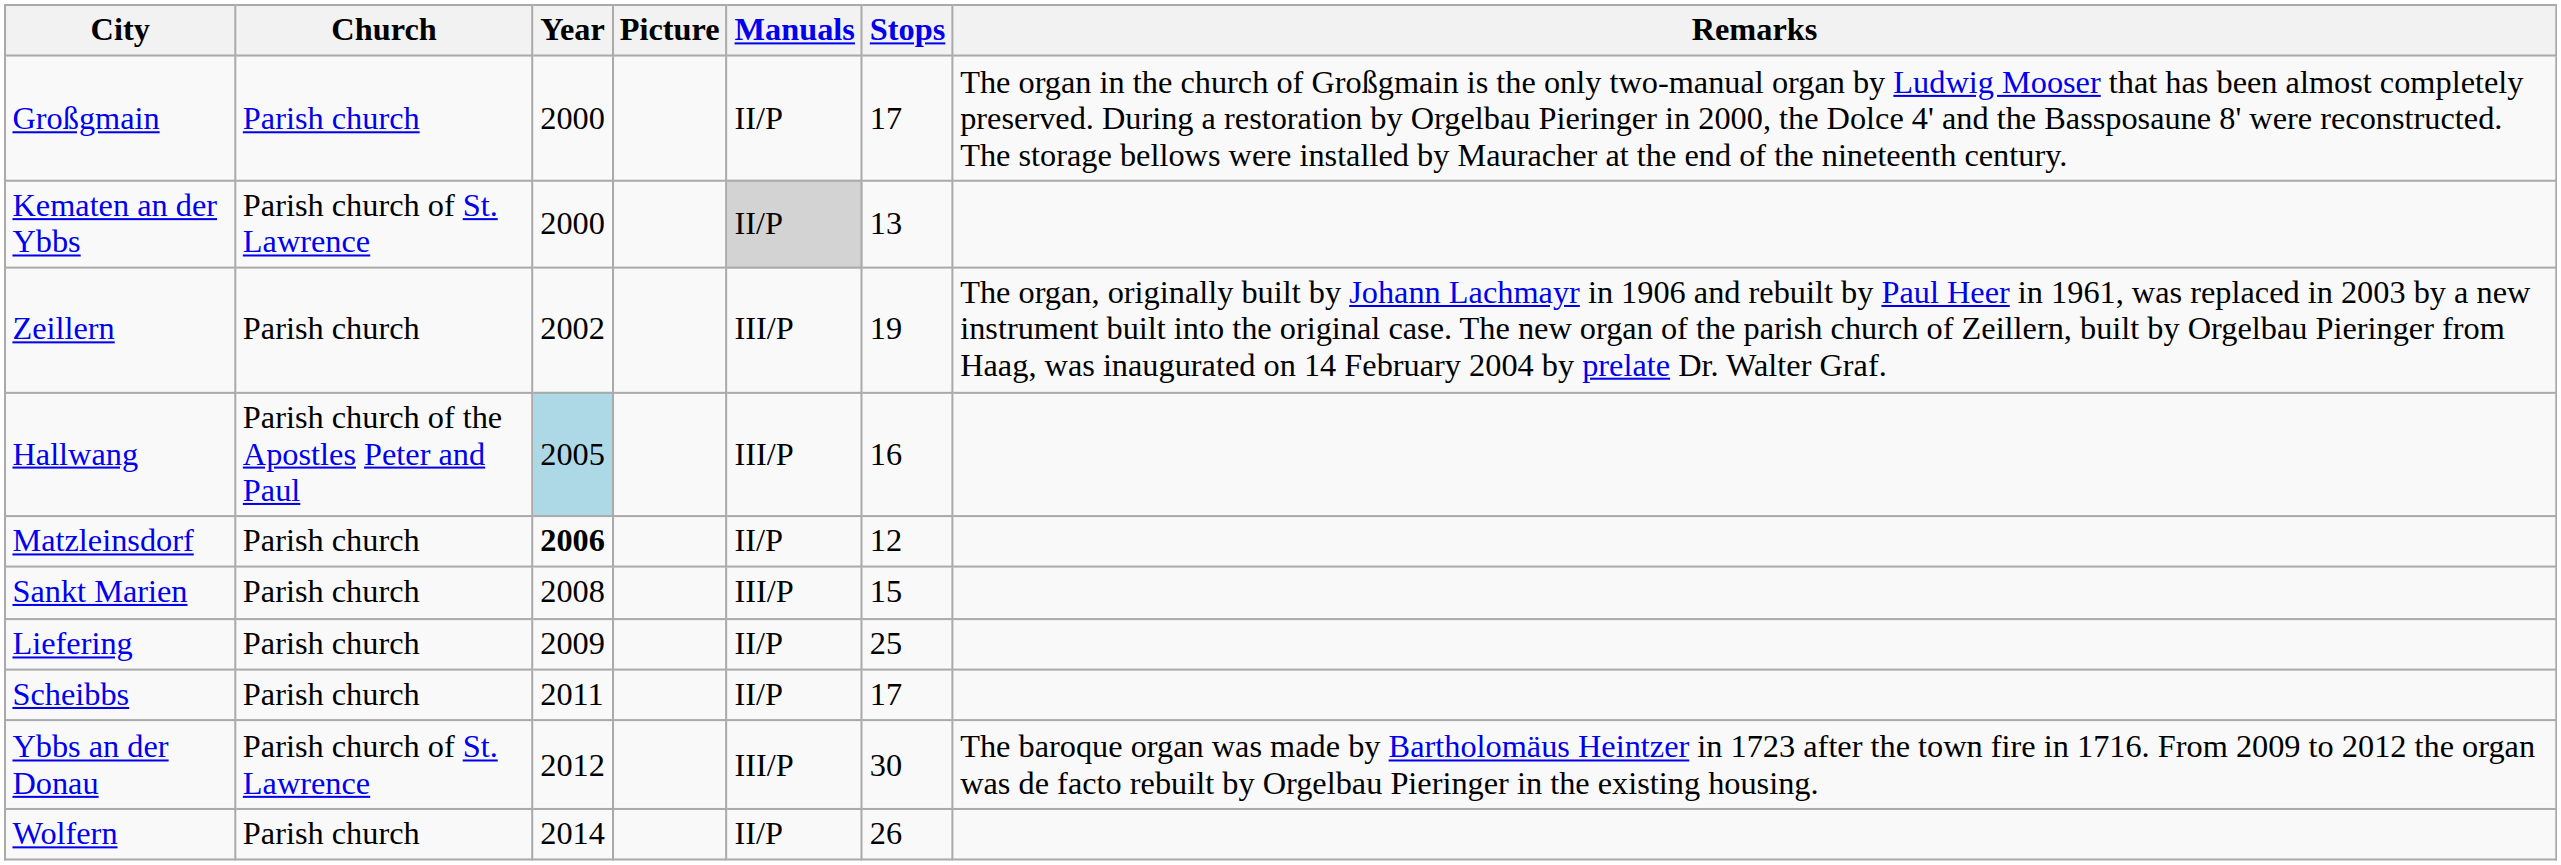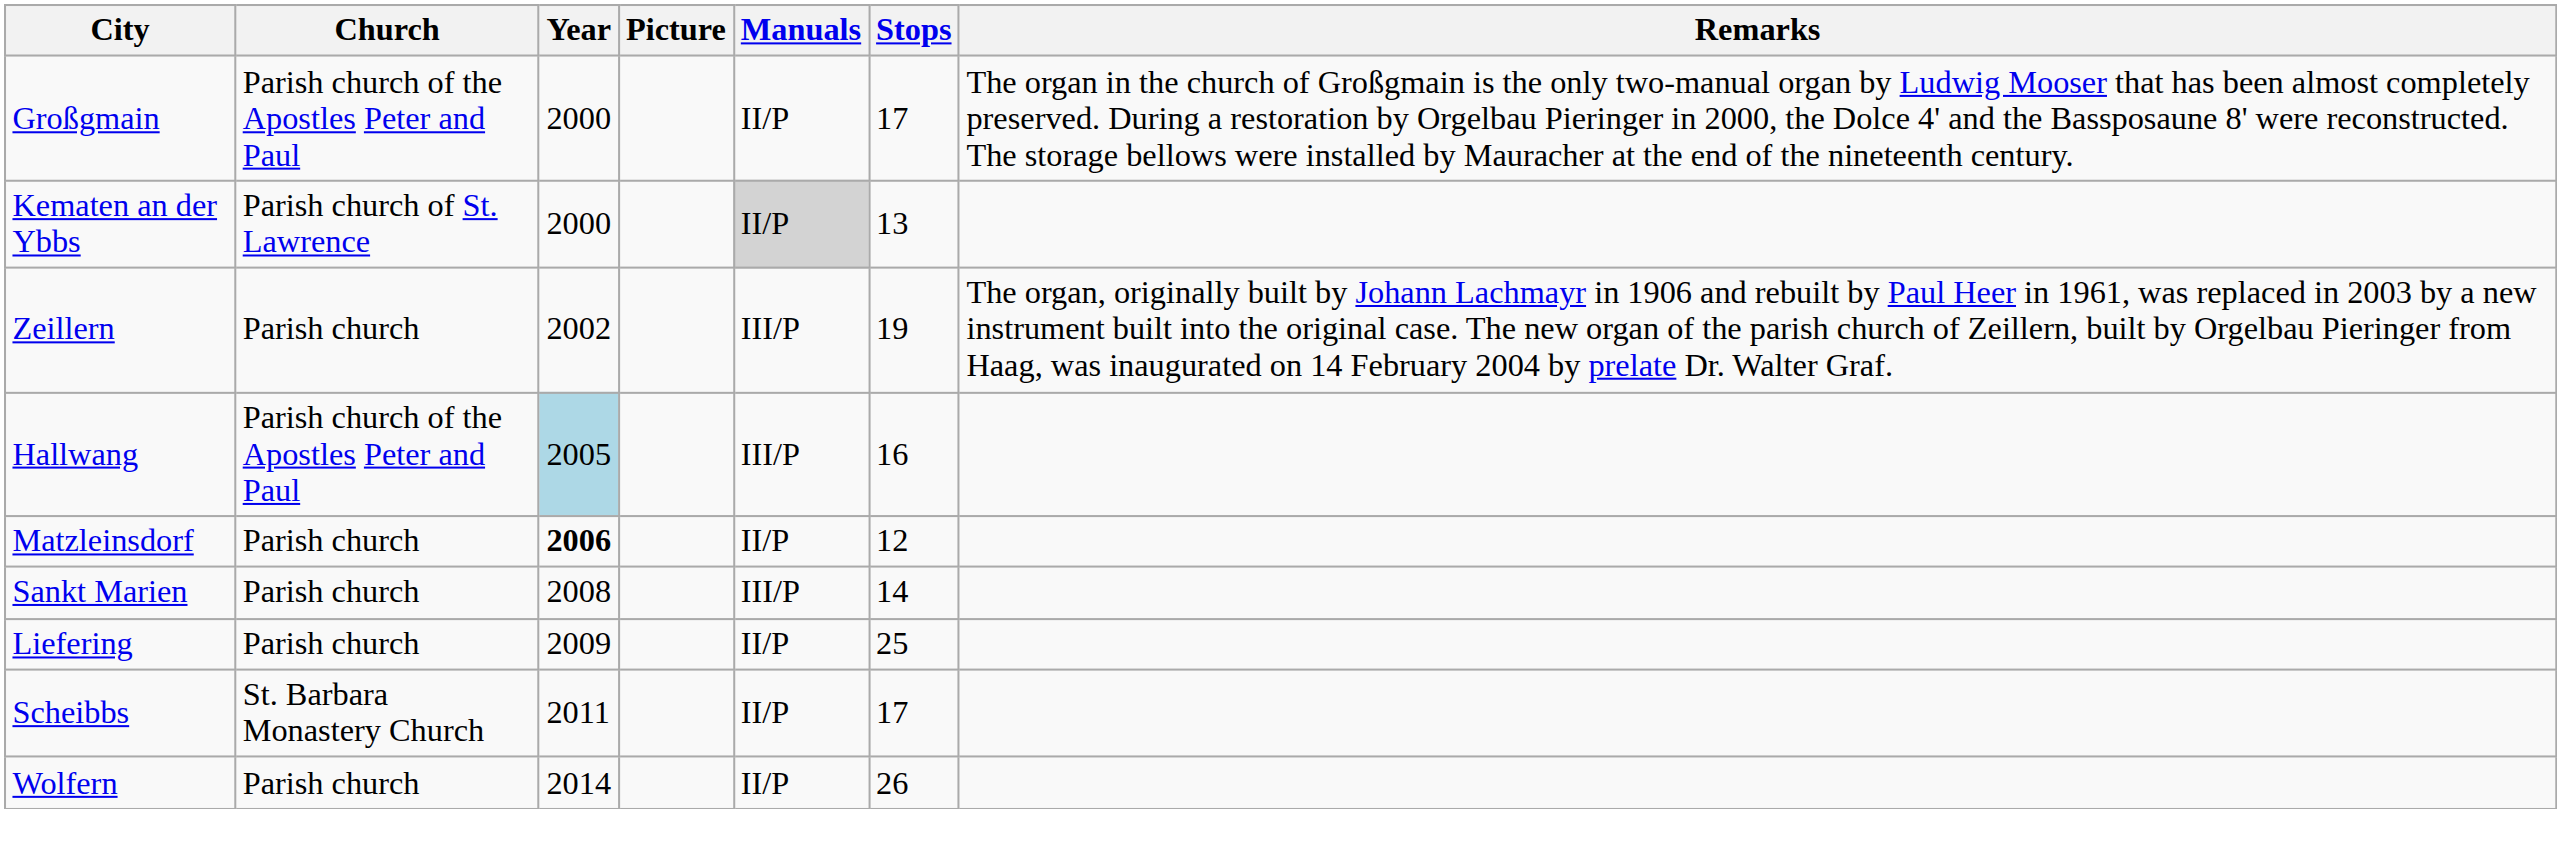(331, 117) Parish church -> (372, 117) Parish church of the Apostles Peter and Paul
(886, 592) 15 -> (892, 592) 14
(331, 694) Parish church -> (363, 712) St. Barbara Monastery Church
- row: (91, 764)
